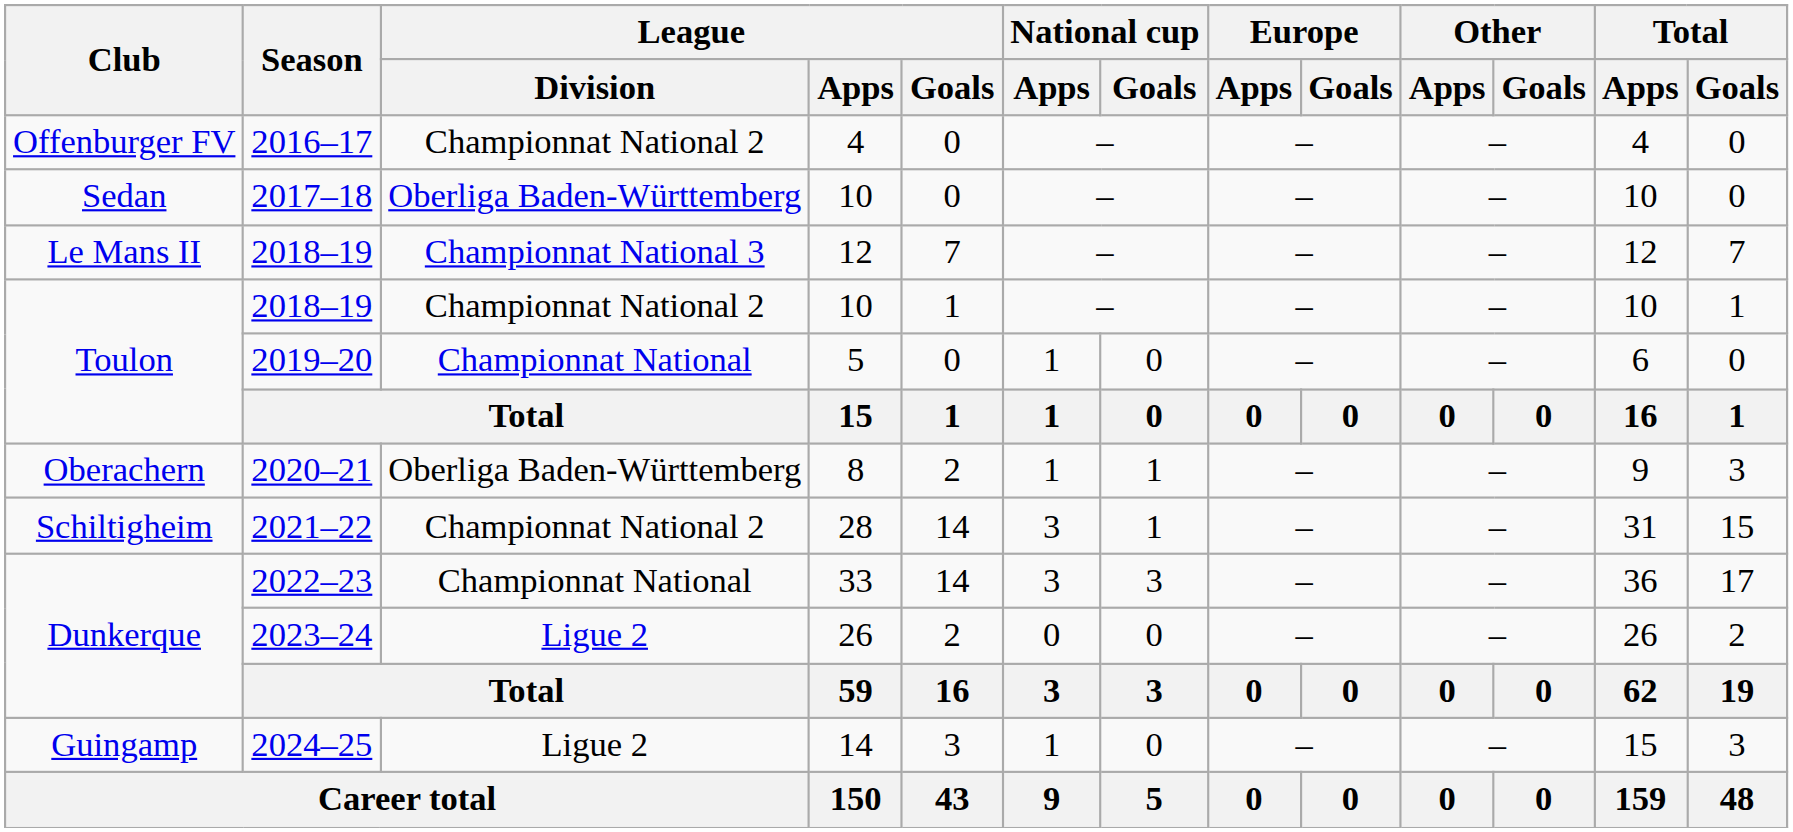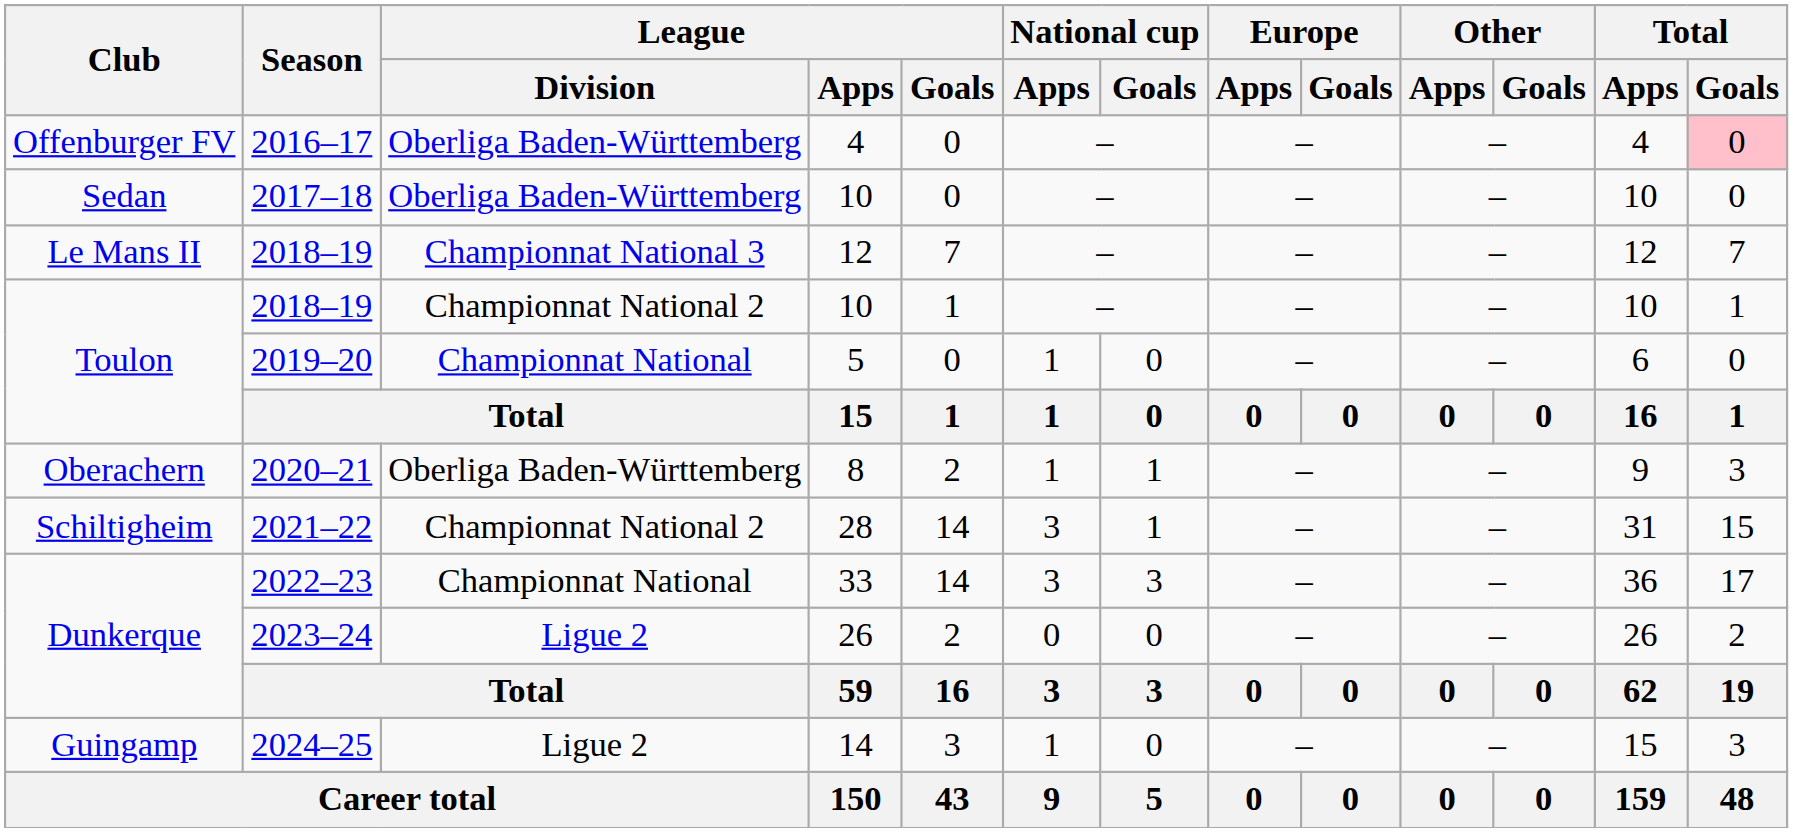(595, 141) Championnat National 2 -> (595, 141) Oberliga Baden-Württemberg
(1737, 141) no background -> (1737, 141) pink background
